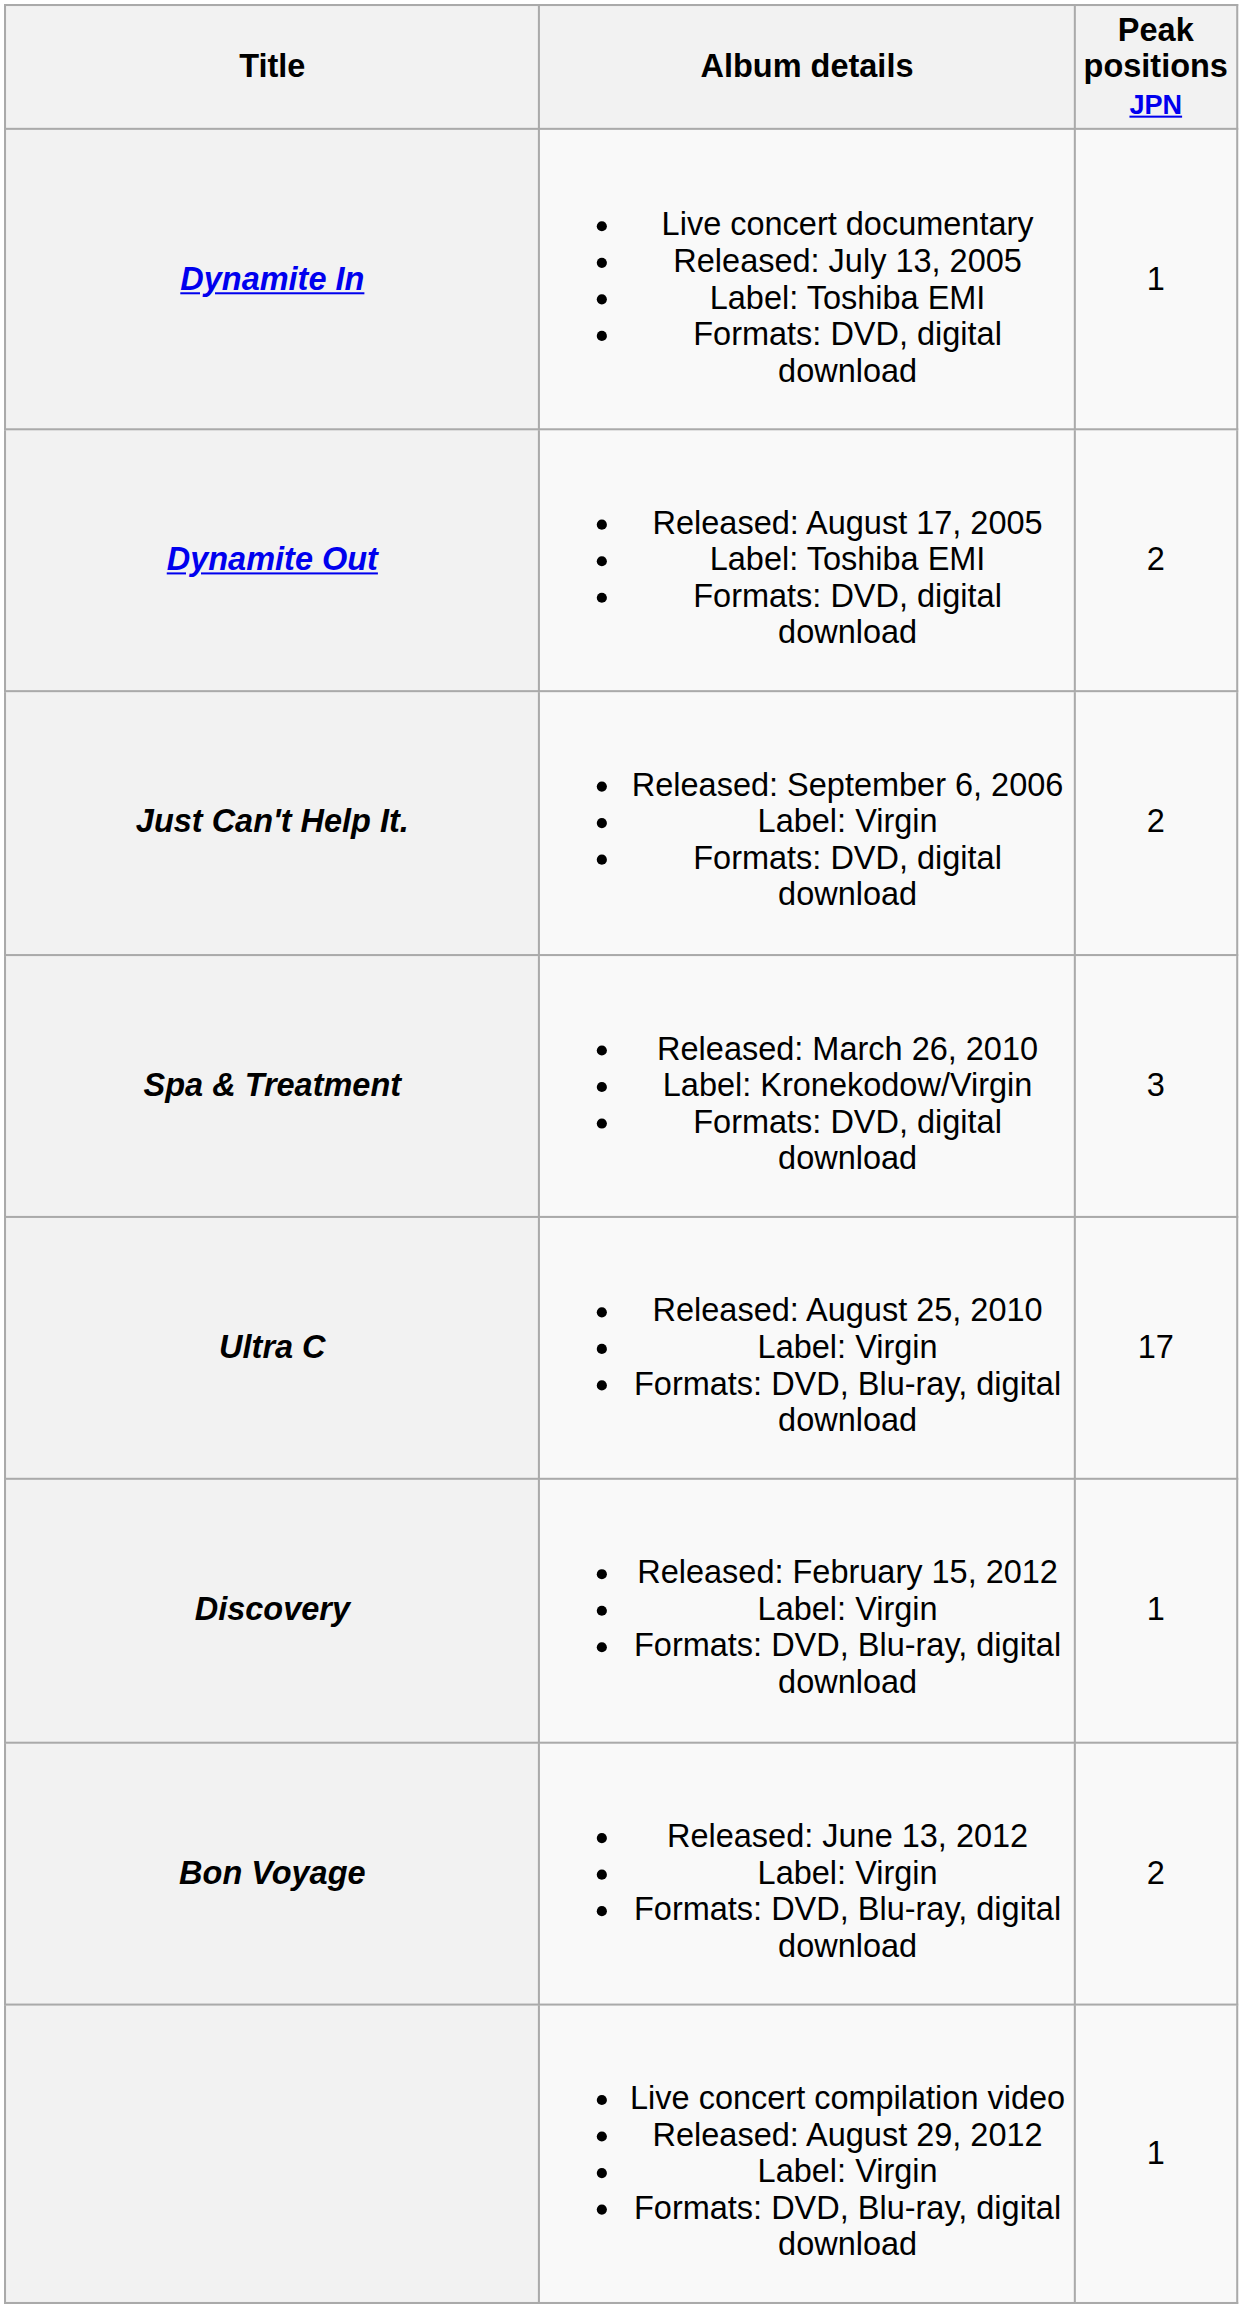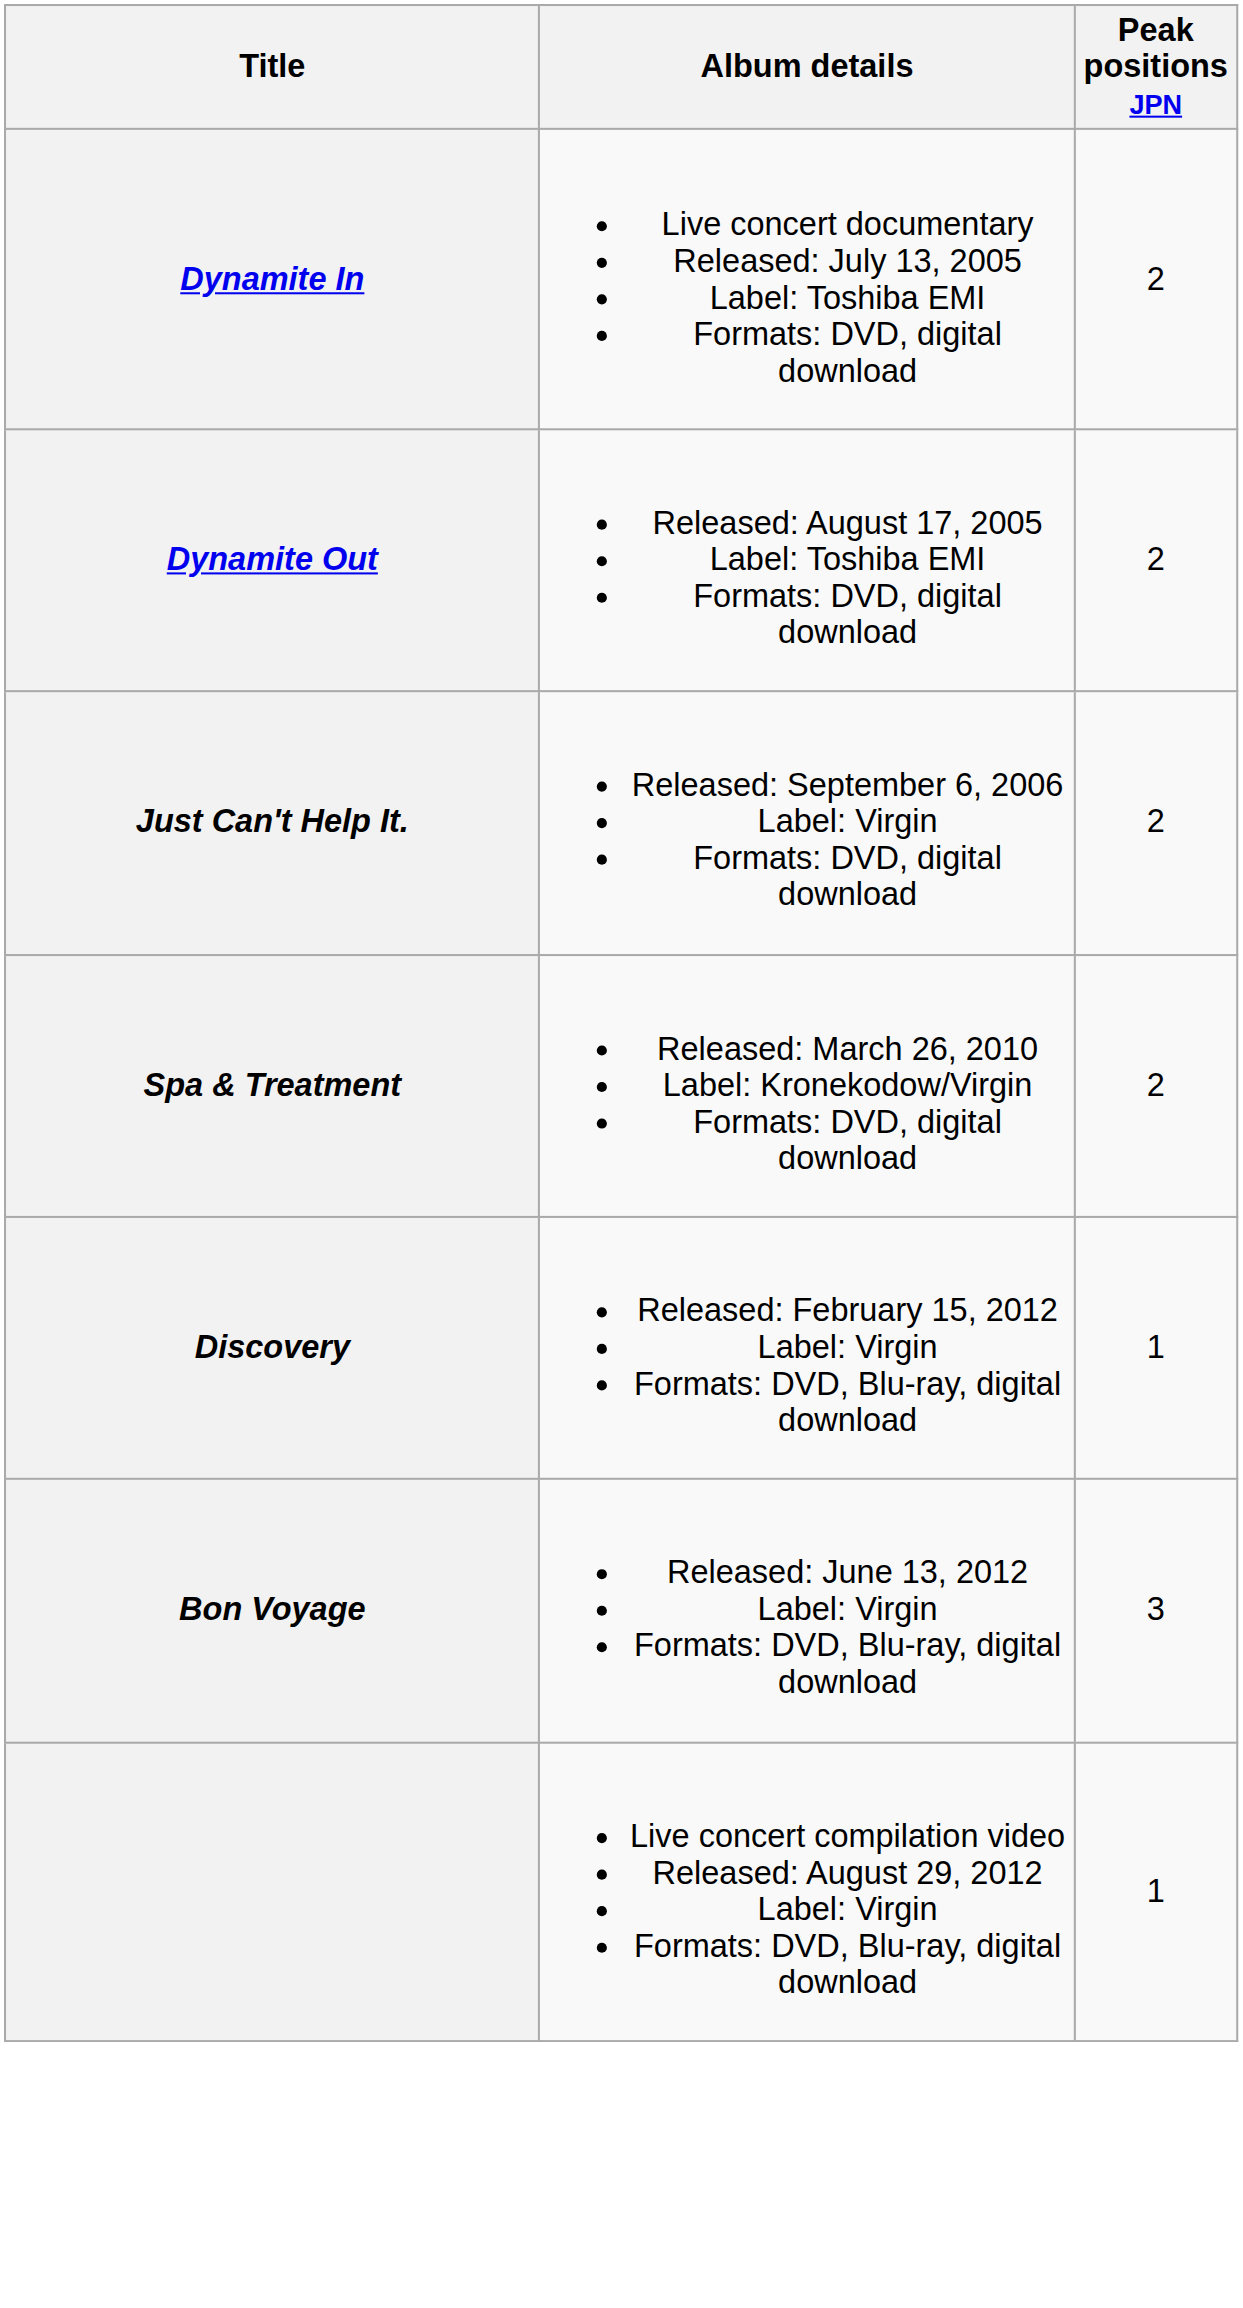(1156, 278) 1 -> (1156, 278) 2
(1156, 1084) 3 -> (1156, 1084) 2
- row: (272, 1347)
(1156, 1872) 2 -> (1156, 1610) 3
